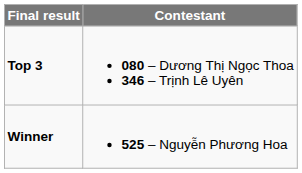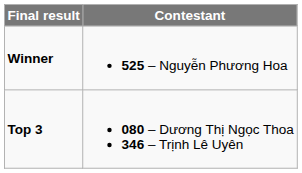rows swapped: (30, 137) <-> (25, 65)
